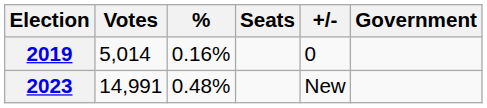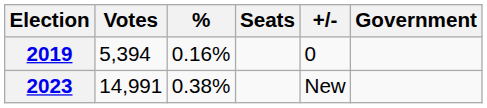(125, 53) 5,014 -> (125, 53) 5,394
(201, 86) 0.48% -> (201, 86) 0.38%
